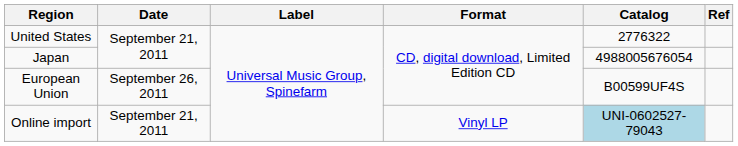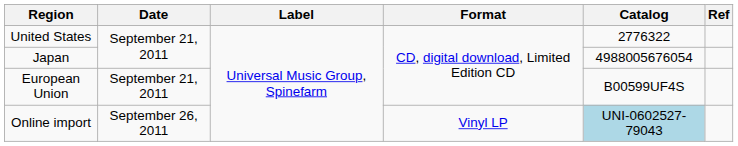(154, 86) September 26, 2011 -> (154, 86) September 21, 2011
(154, 123) September 21, 2011 -> (154, 123) September 26, 2011
